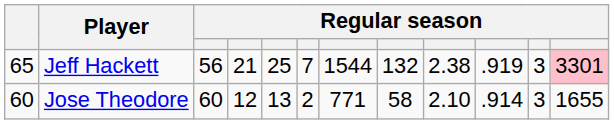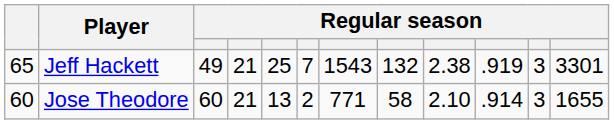(211, 66) 56 -> (211, 66) 49
(348, 66) 1544 -> (348, 66) 1543
(579, 66) pink background -> (579, 66) no background
(245, 100) 12 -> (245, 100) 21
